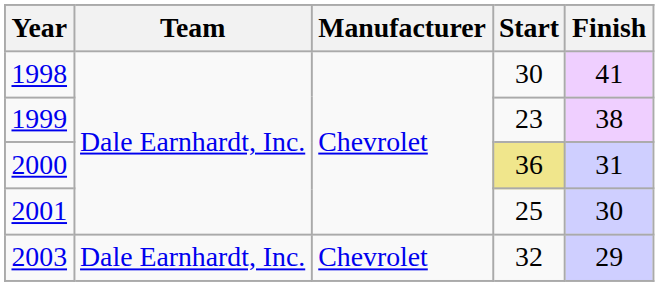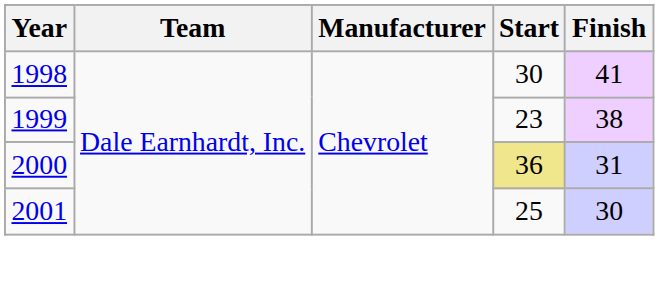- row: (39, 256)
